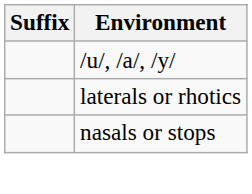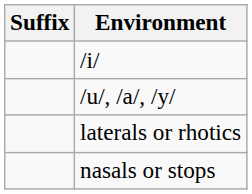+ row: (90, 59)
